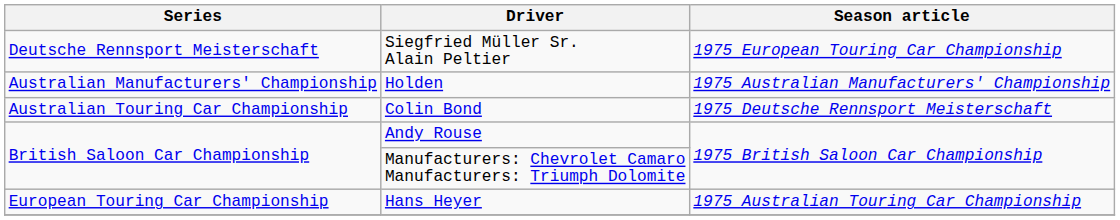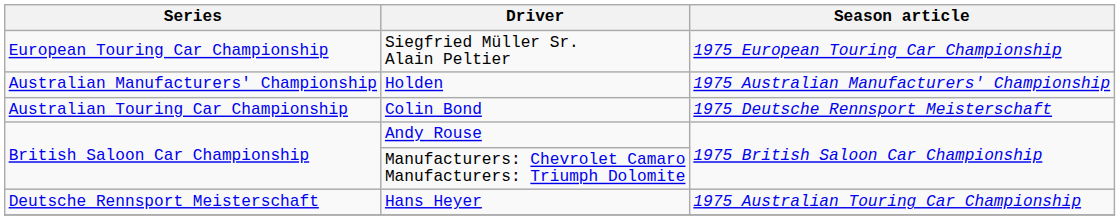(164, 51) Deutsche Rennsport Meisterschaft -> (169, 51) European Touring Car Championship
(169, 202) European Touring Car Championship -> (164, 202) Deutsche Rennsport Meisterschaft
